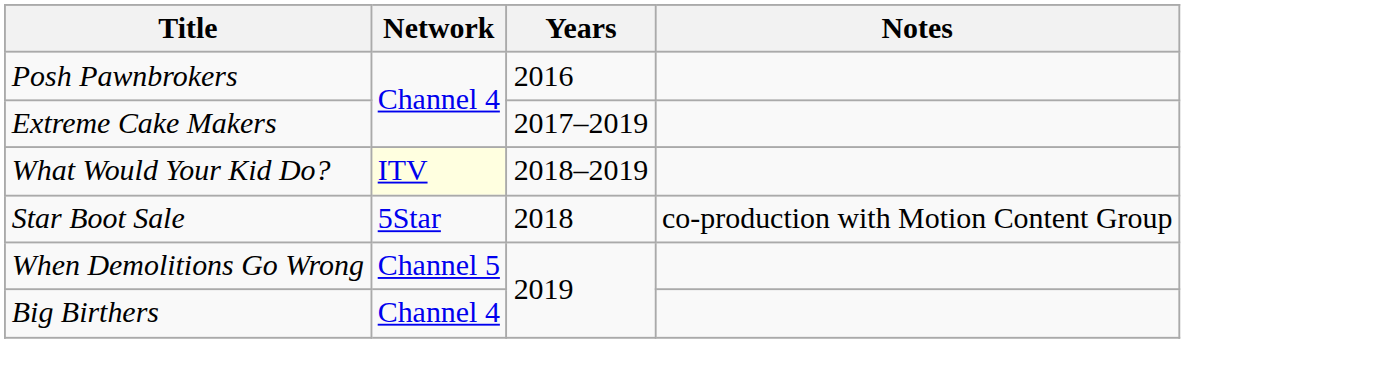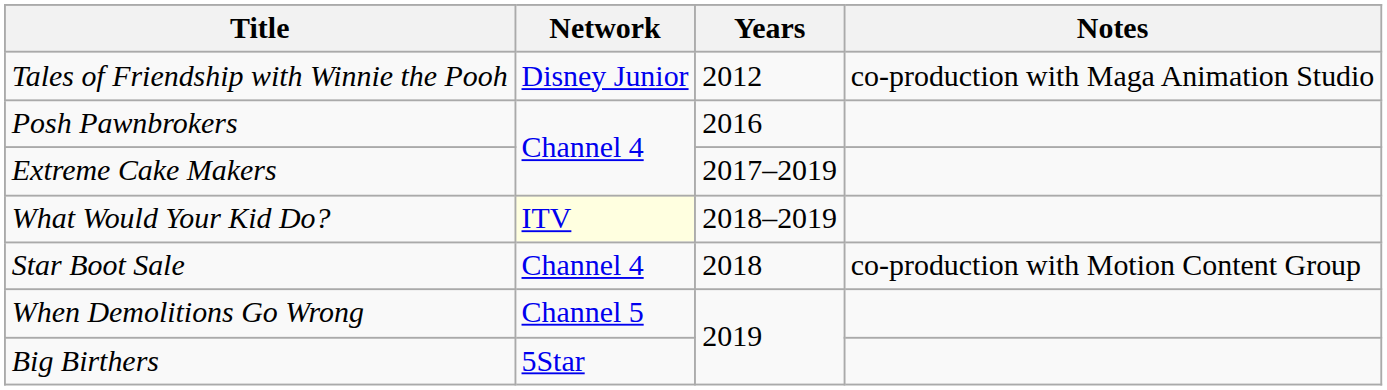+ row: (260, 75)
(409, 218) 5Star -> (583, 265) Channel 4
(439, 312) Channel 4 -> (553, 360) 5Star
